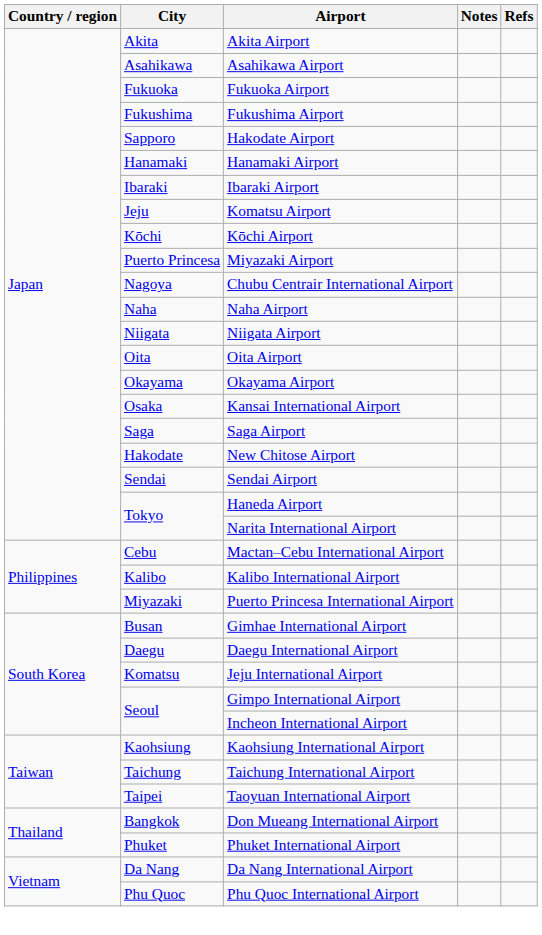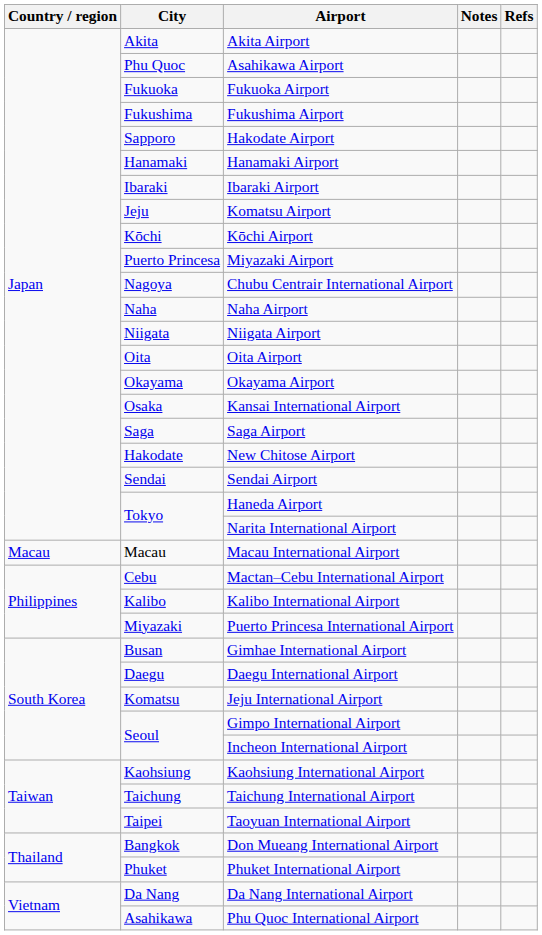(158, 65) Asahikawa -> (155, 65) Phu Quoc
+ row: (313, 552)
(155, 893) Phu Quoc -> (158, 917) Asahikawa
